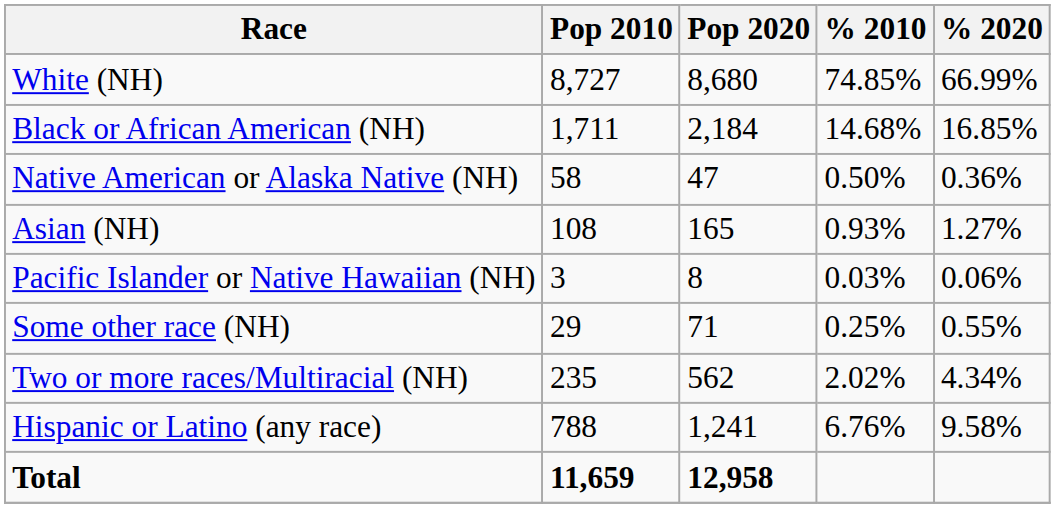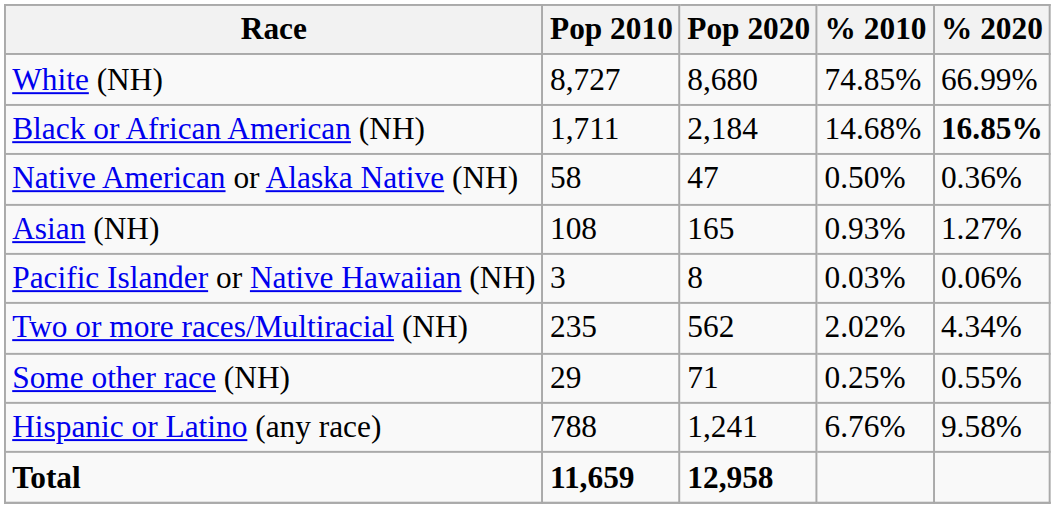(989, 128) normal -> (992, 128) bold
rows swapped: (151, 327) <-> (240, 377)
